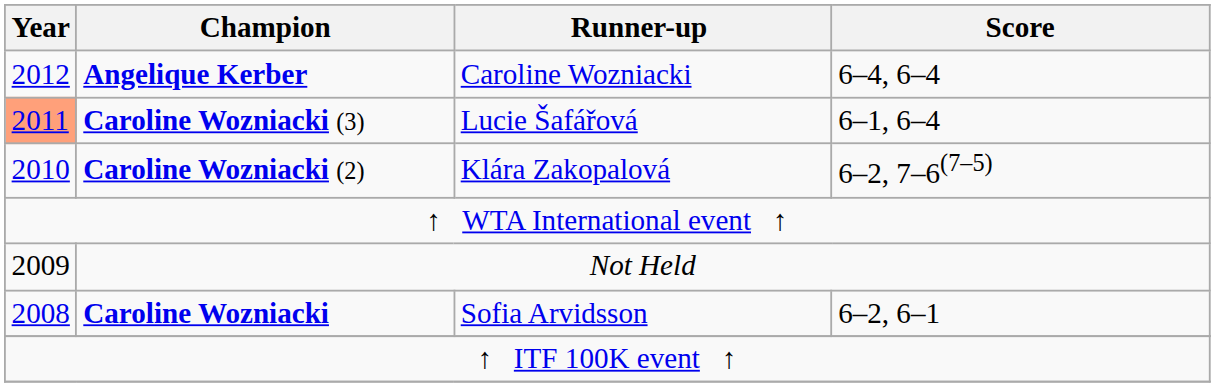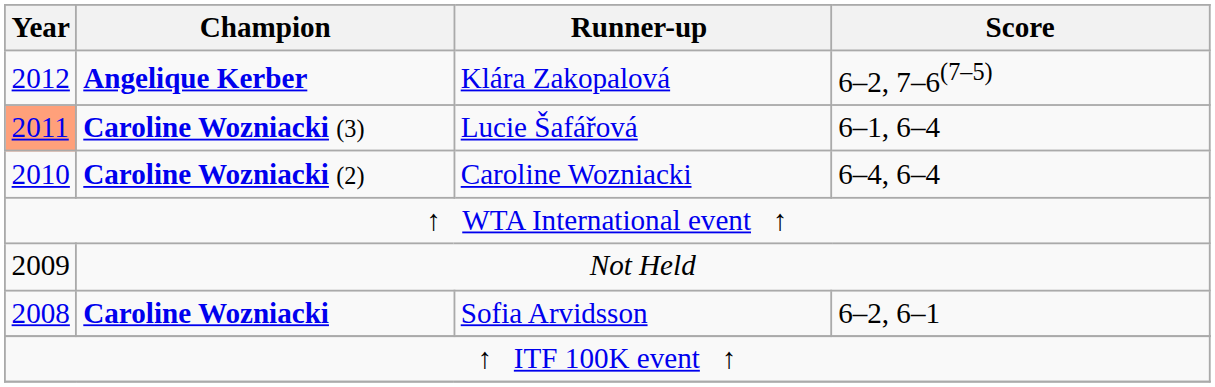(576, 73) Caroline Wozniacki -> (565, 77) Klára Zakopalová
(889, 73) 6–4, 6–4 -> (915, 77) 6–2, 7–6(7–5)
(565, 170) Klára Zakopalová -> (576, 174) Caroline Wozniacki
(915, 170) 6–2, 7–6(7–5) -> (889, 174) 6–4, 6–4
